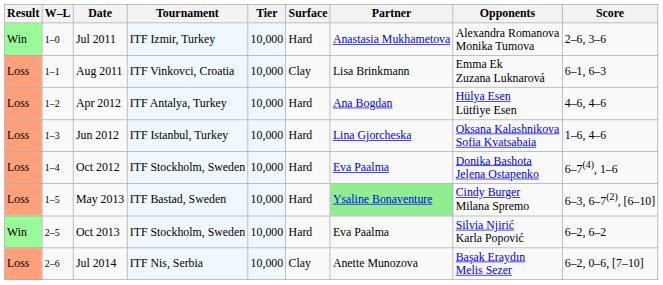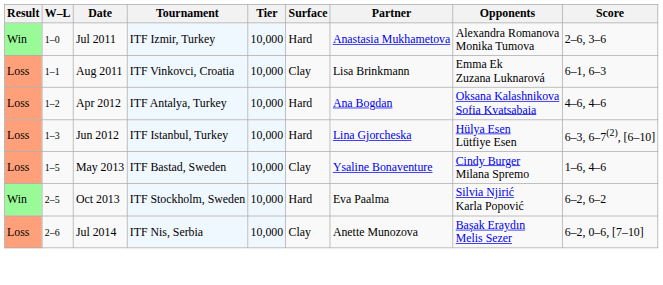(486, 103) Hülya Esen Lütfiye Esen -> (508, 103) Oksana Kalashnikova Sofia Kvatsabaia
(508, 135) Oksana Kalashnikova Sofia Kvatsabaia -> (486, 135) Hülya Esen Lütfiye Esen
(585, 135) 1–6, 4–6 -> (610, 135) 6–3, 6–7(2), [6–10]
- row: (98, 167)
(300, 199) Hard -> (300, 167) Clay
(383, 199) lightgreen background -> (383, 167) no background
(610, 199) 6–3, 6–7(2), [6–10] -> (585, 167) 1–6, 4–6
